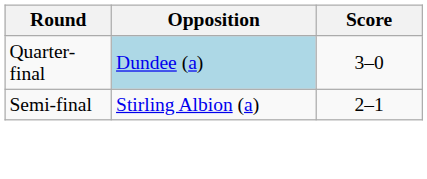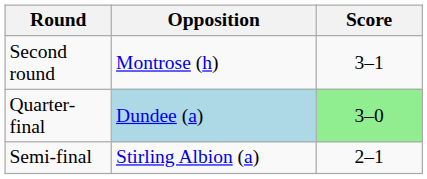+ row: (38, 62)
(369, 62) no background -> (369, 115) lightgreen background
